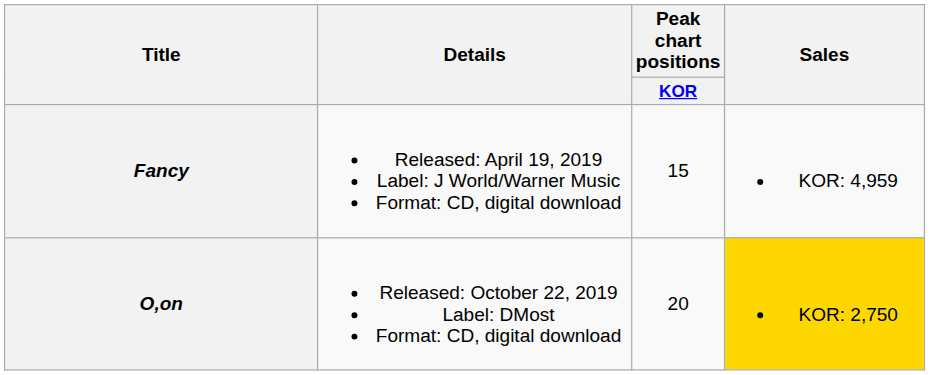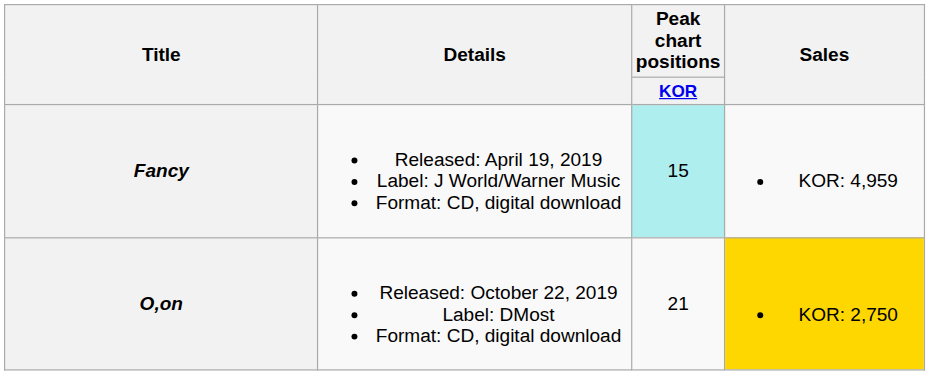(678, 170) no background -> (678, 170) paleturquoise background
(678, 303) 20 -> (678, 303) 21
